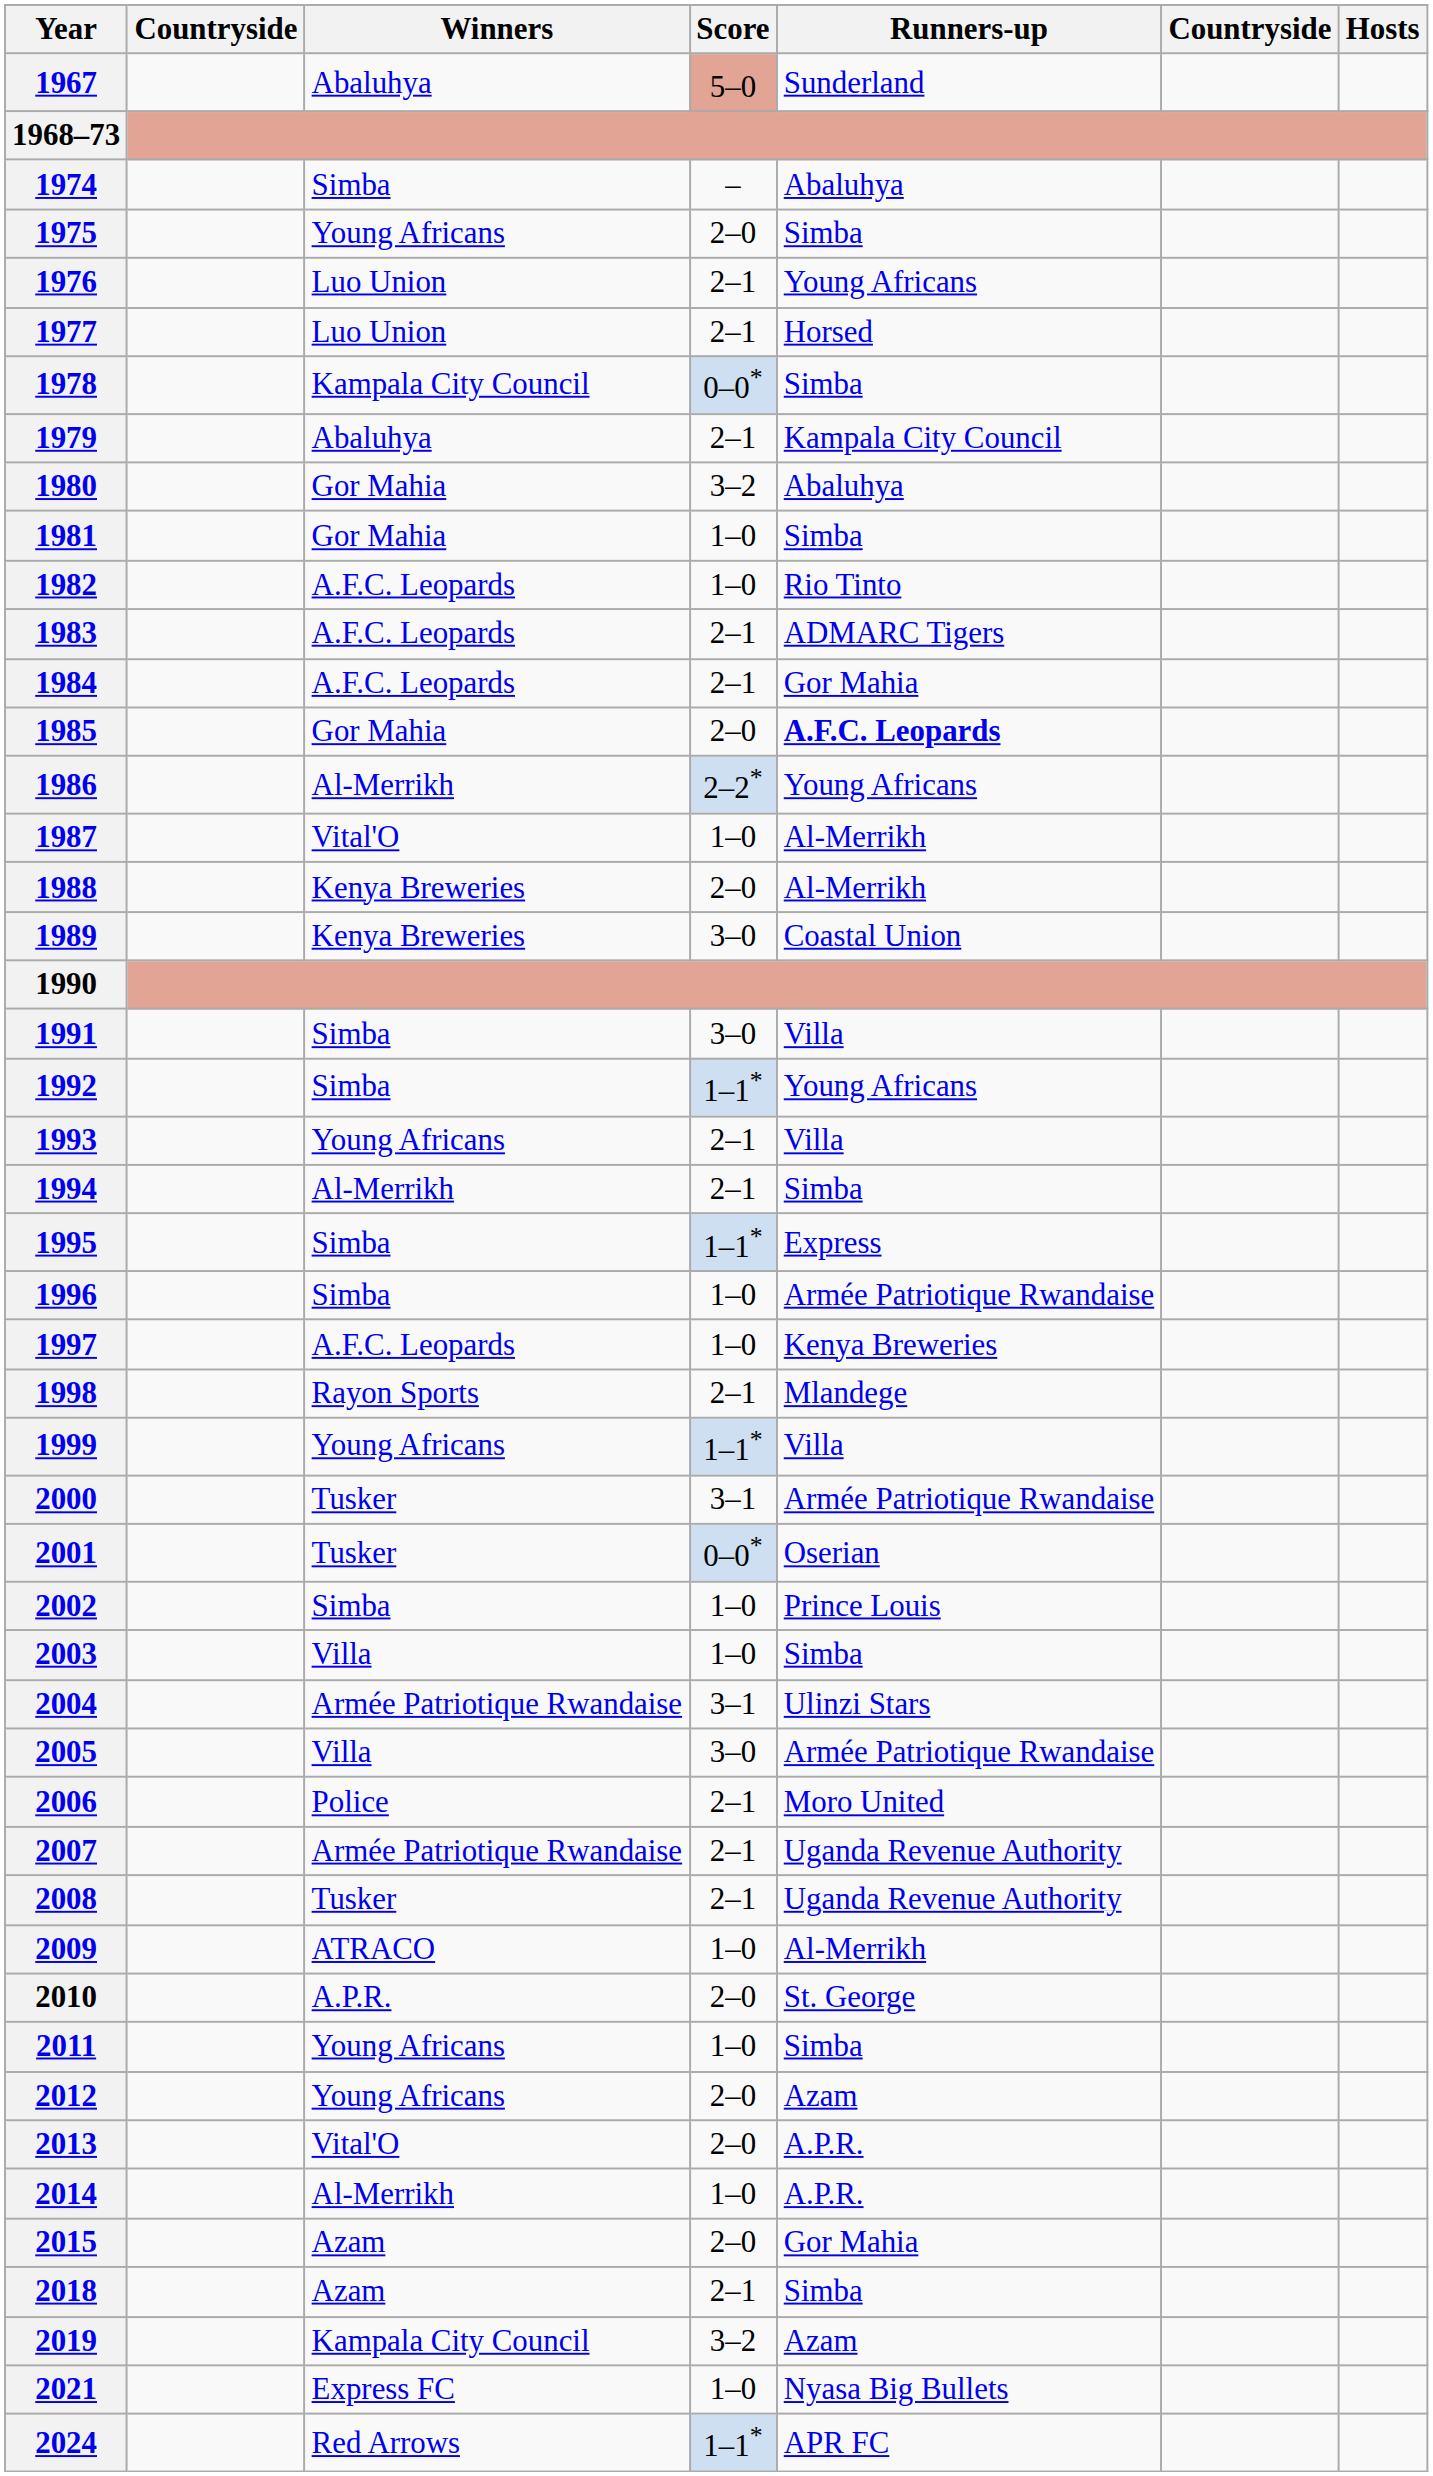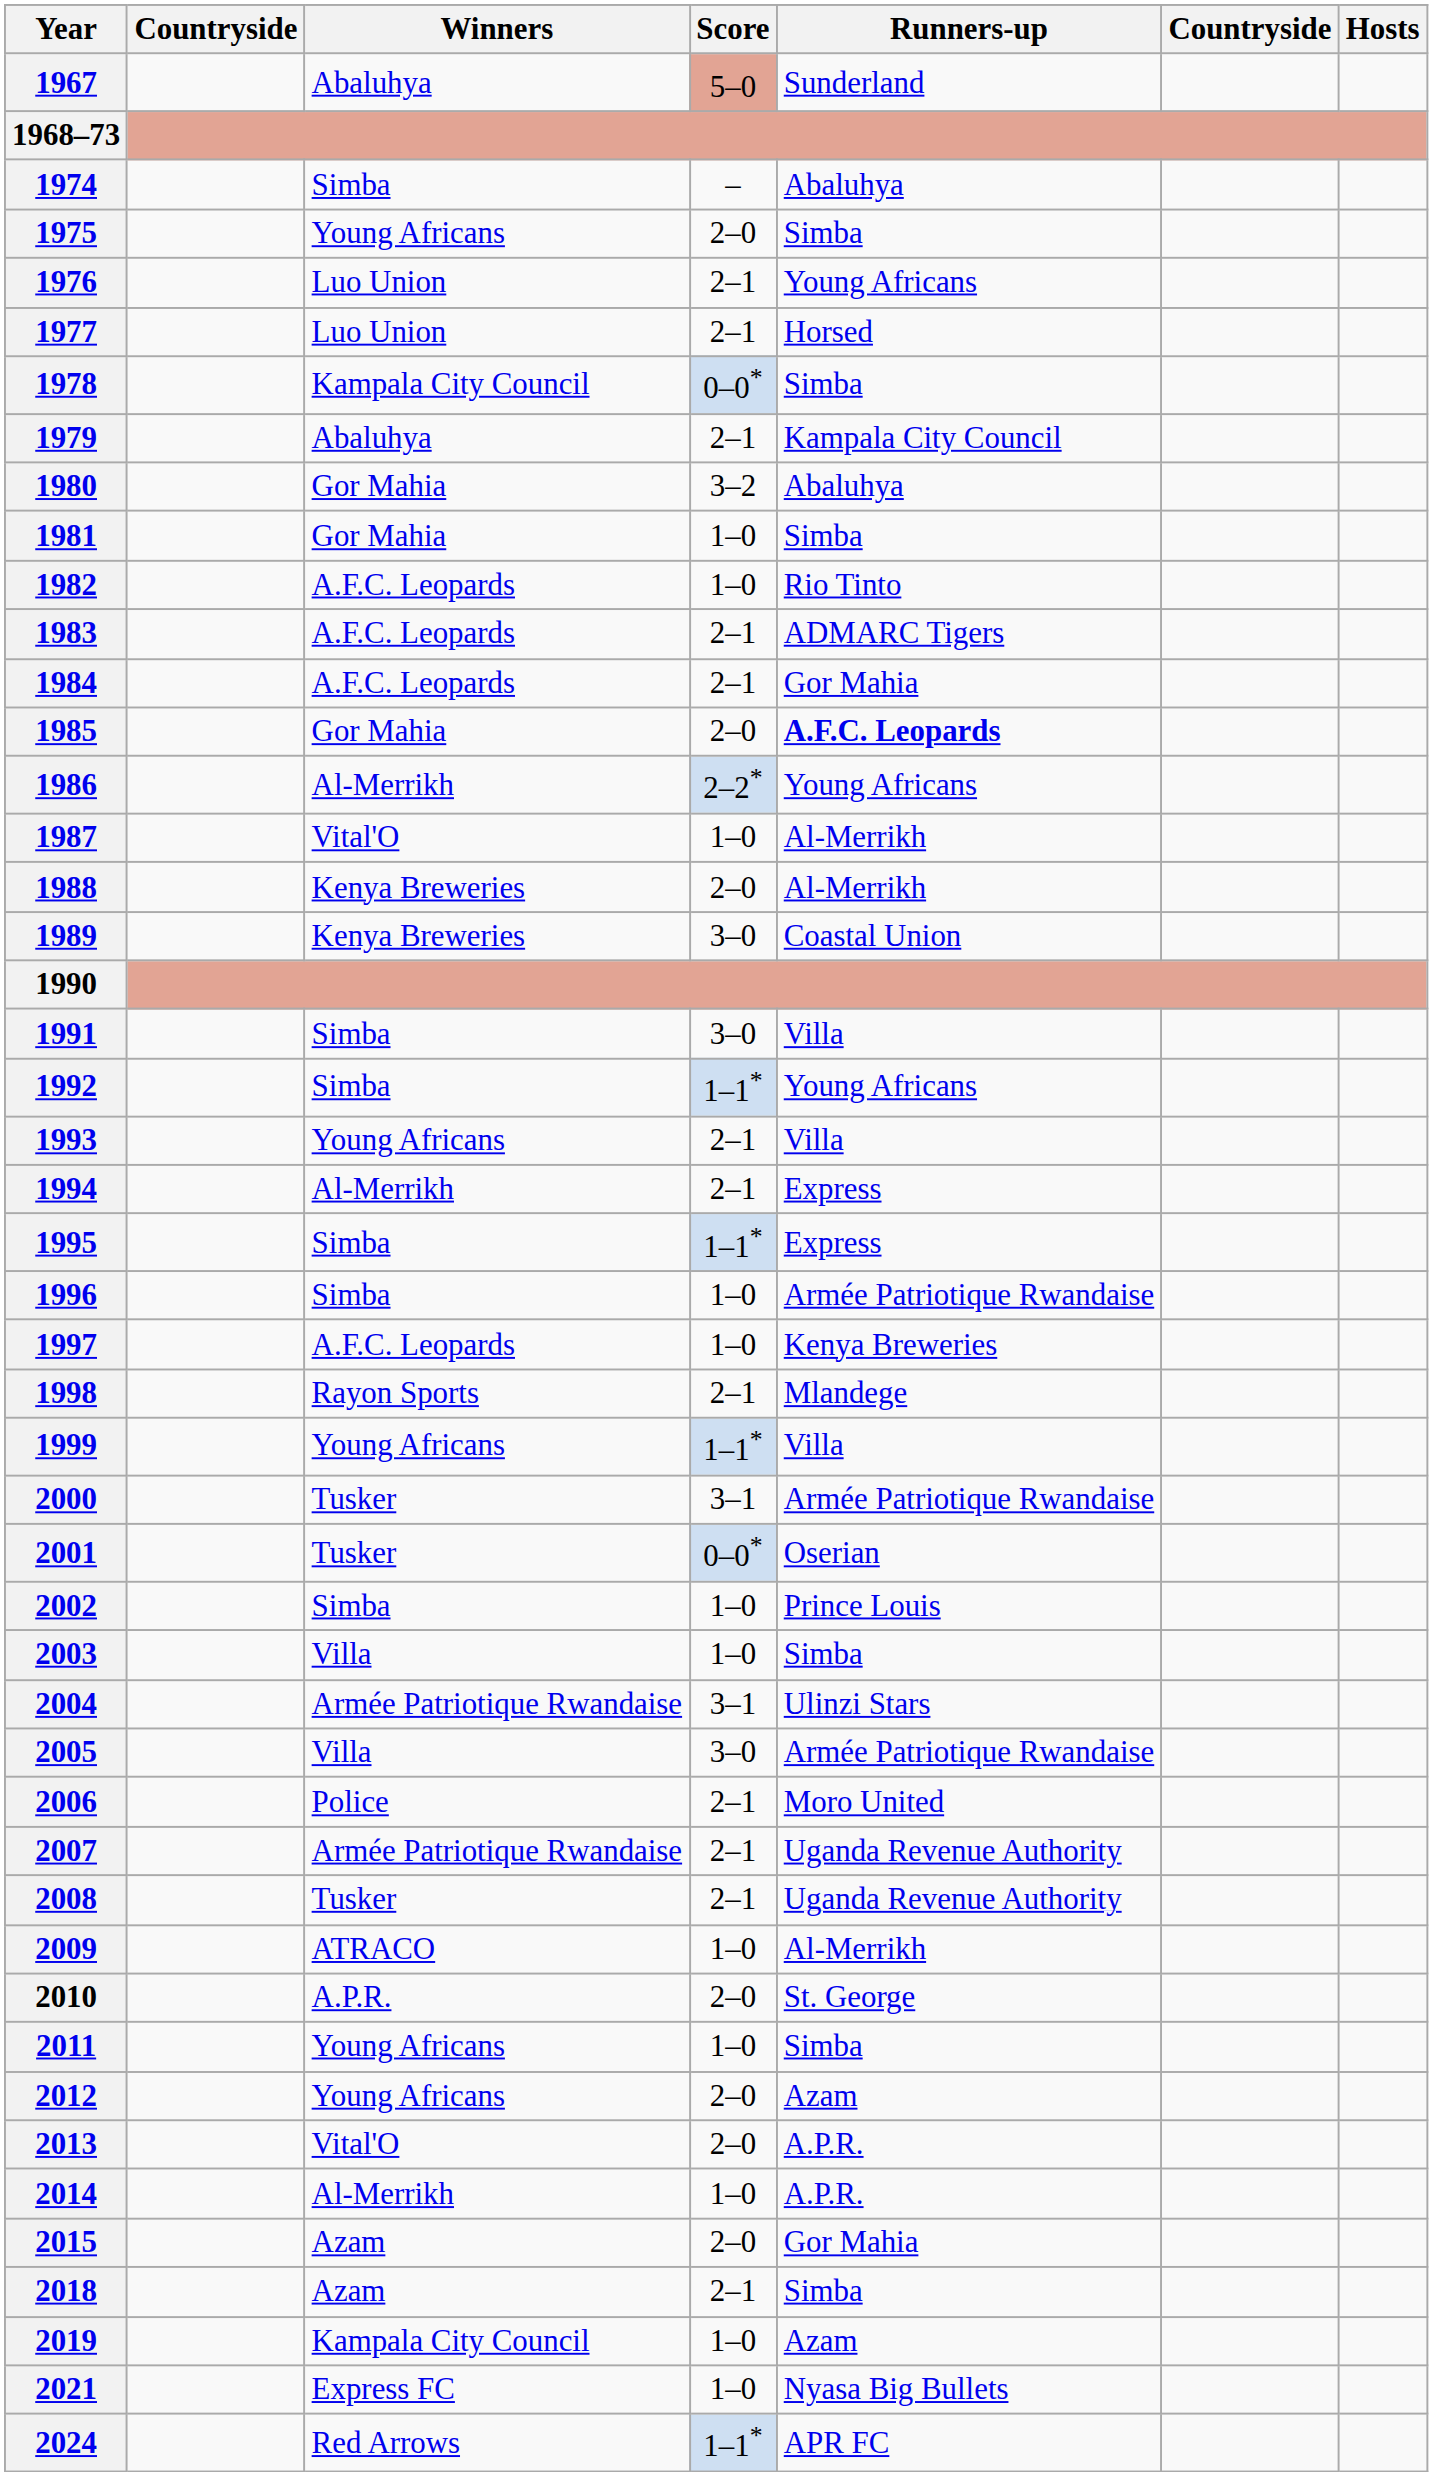(823, 1188) Simba -> (833, 1188) Express
(733, 2340) 3–2 -> (733, 2340) 1–0
